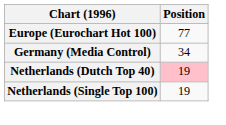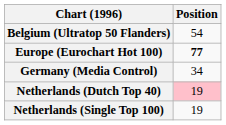+ row: (89, 33)
(184, 33) normal -> (197, 52) bold
